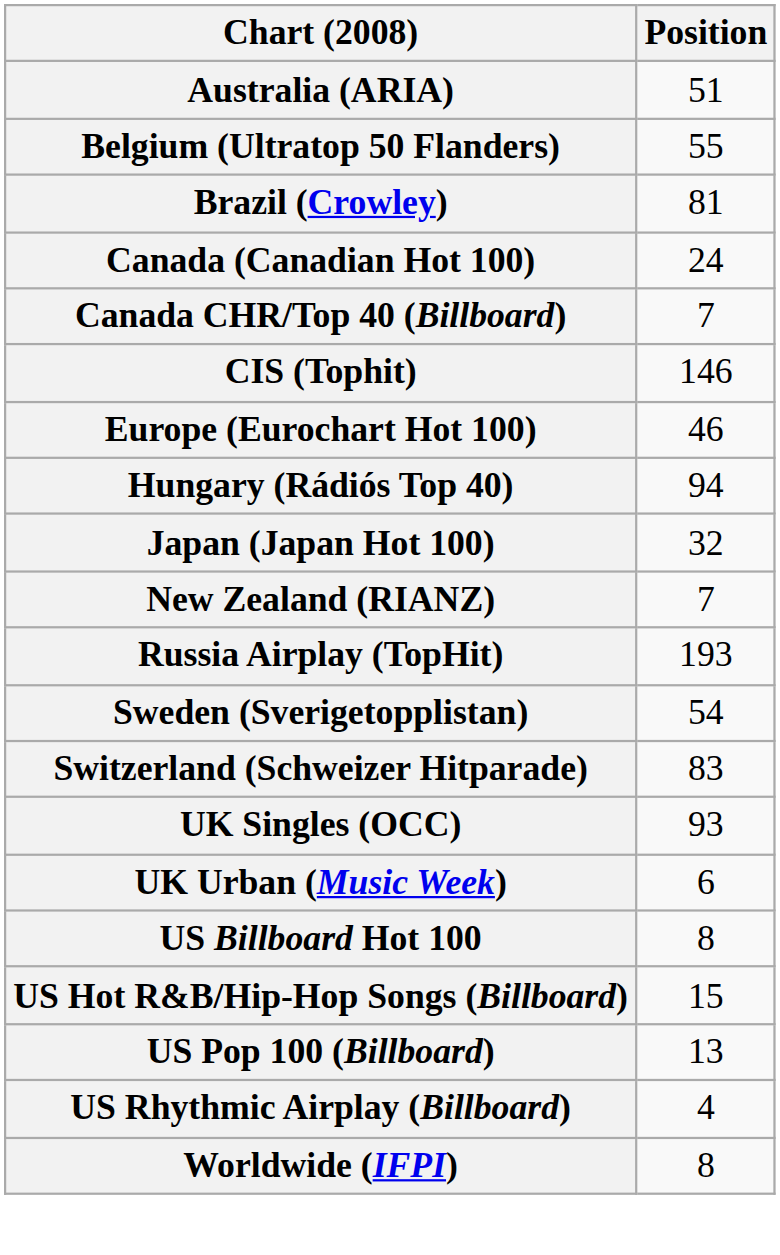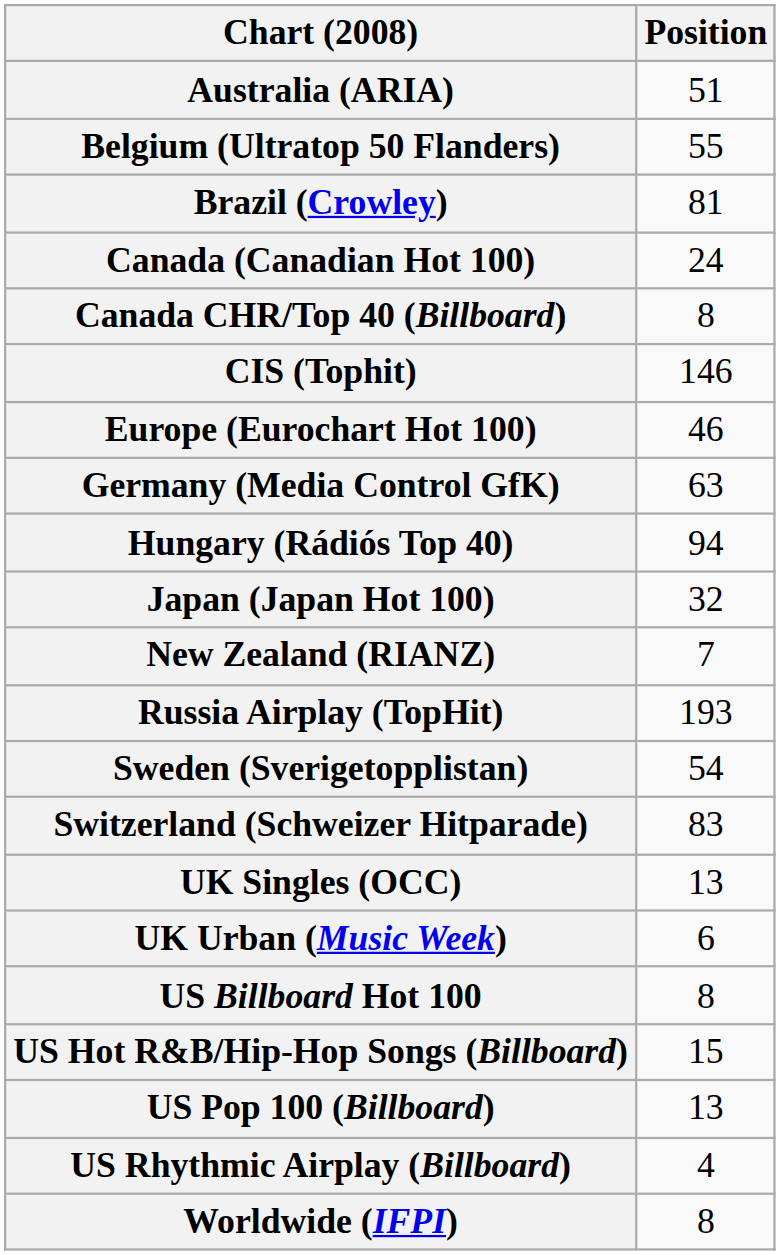(706, 315) 7 -> (706, 315) 8
+ row: (321, 485)
(706, 825) 93 -> (706, 881) 13
